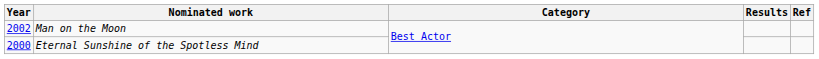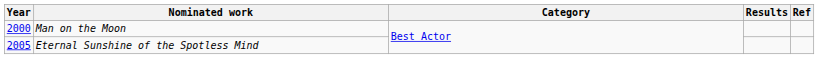(19, 29) 2002 -> (19, 29) 2000
(19, 45) 2000 -> (19, 45) 2005
